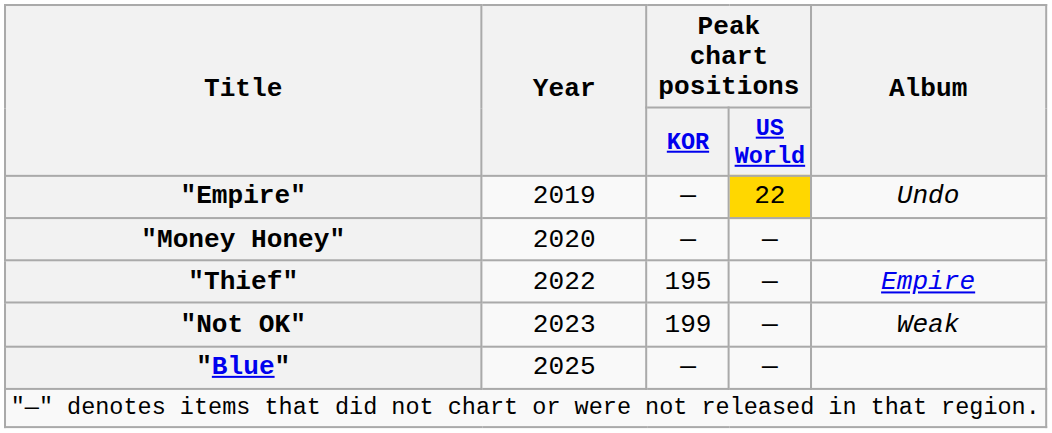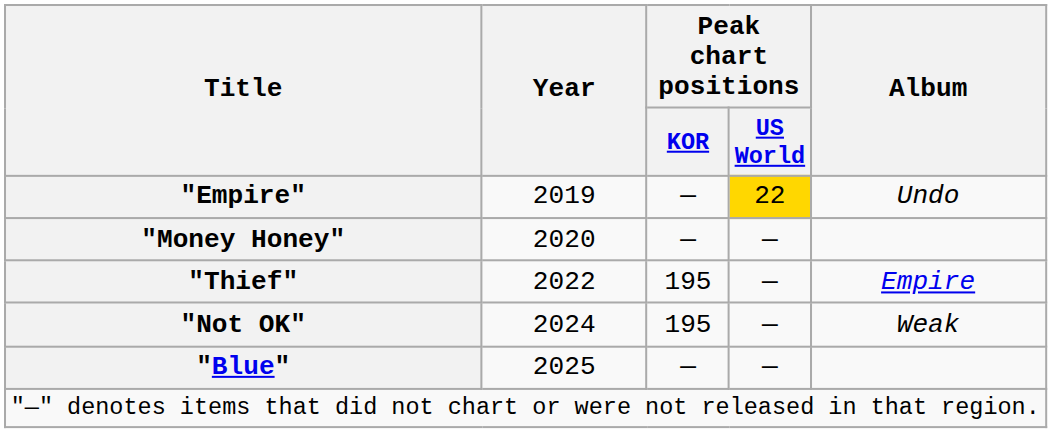(564, 325) 2023 -> (564, 325) 2024
(688, 325) 199 -> (688, 325) 195
